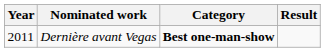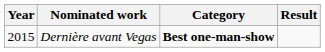(21, 36) 2011 -> (21, 36) 2015
